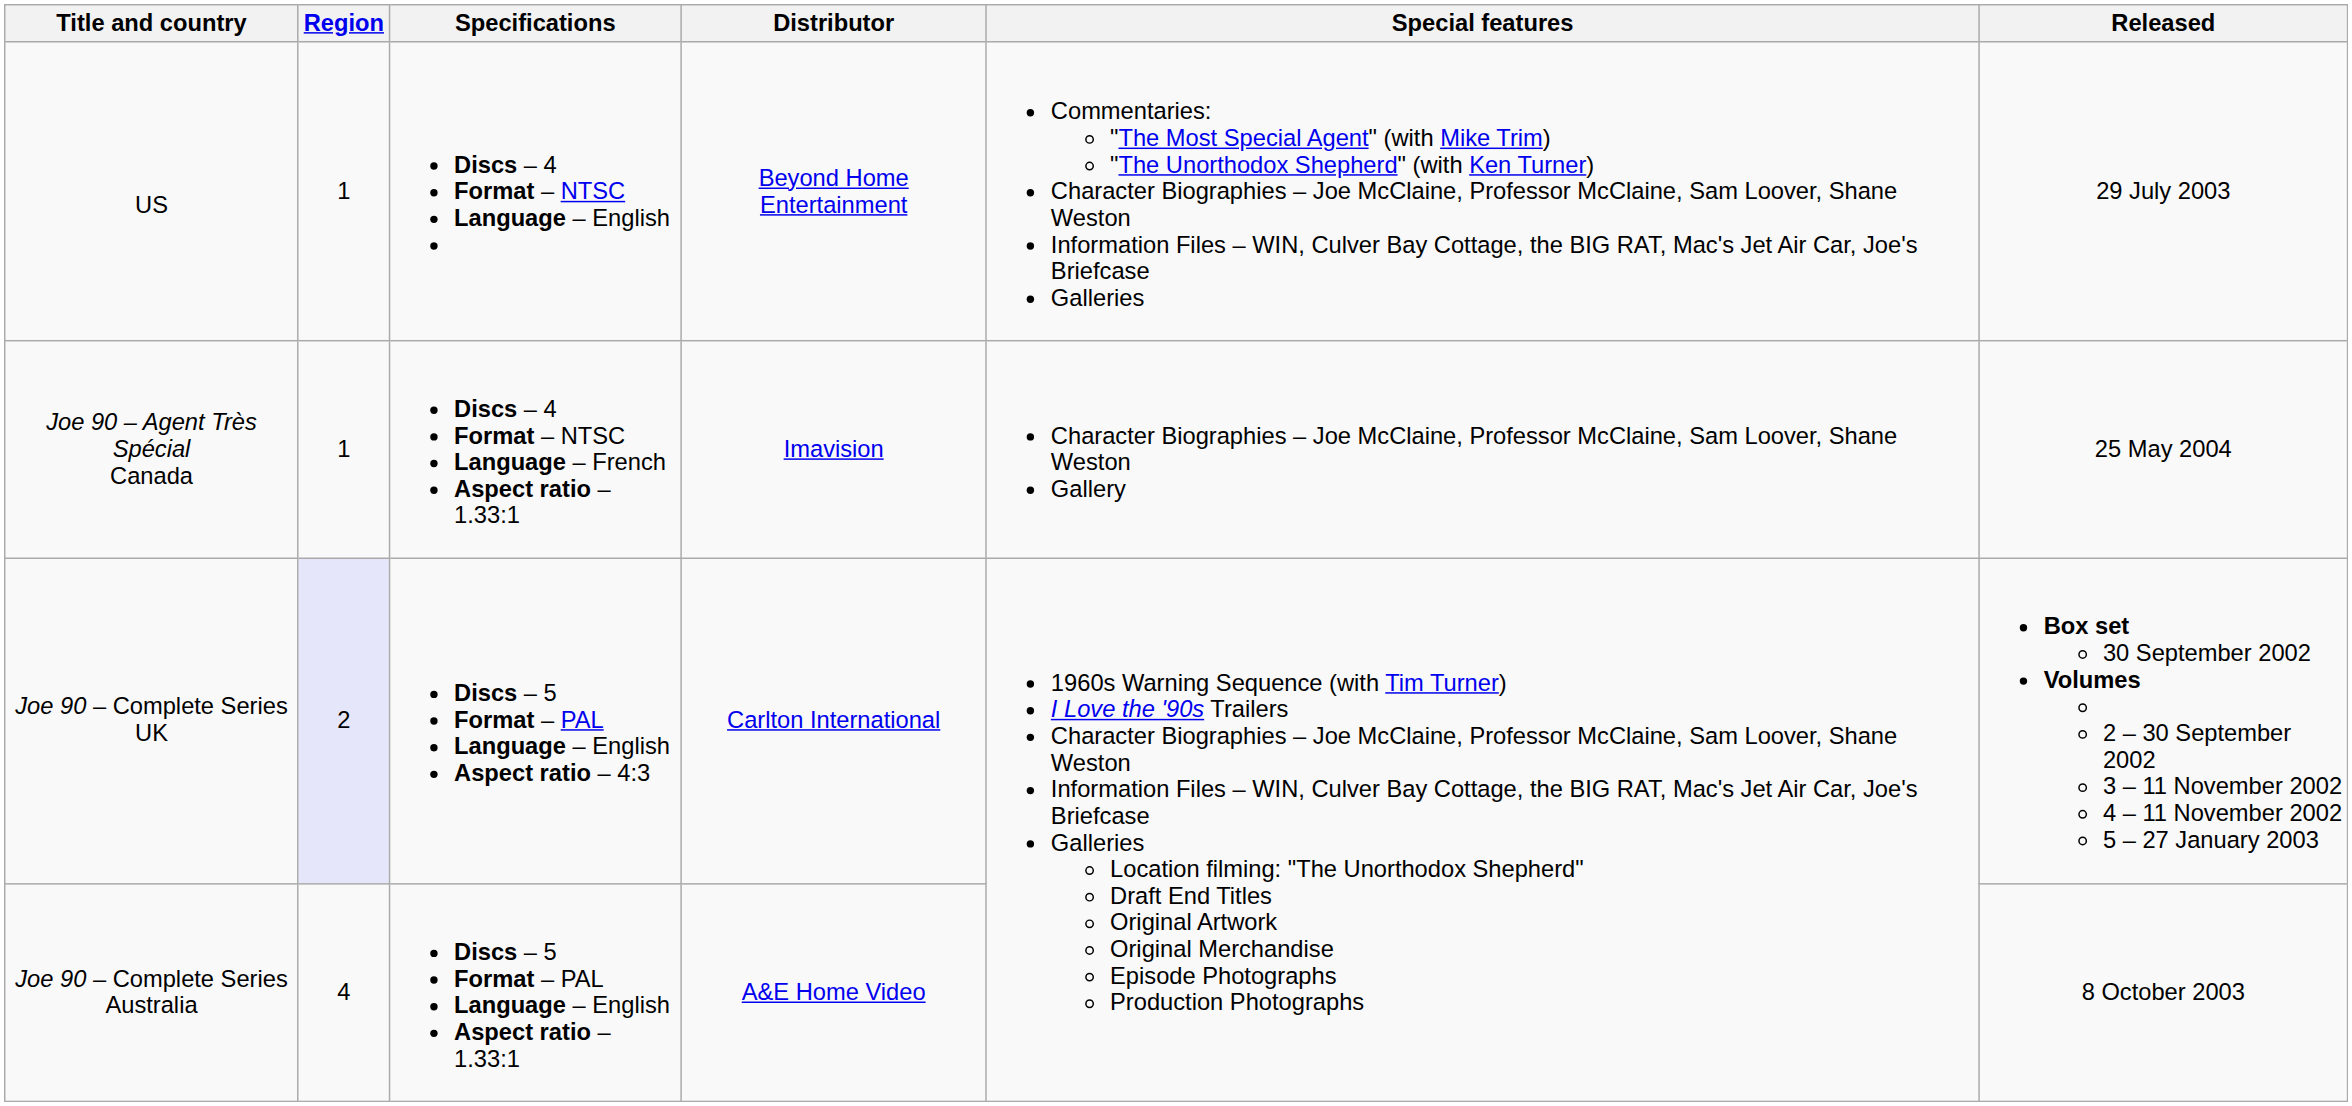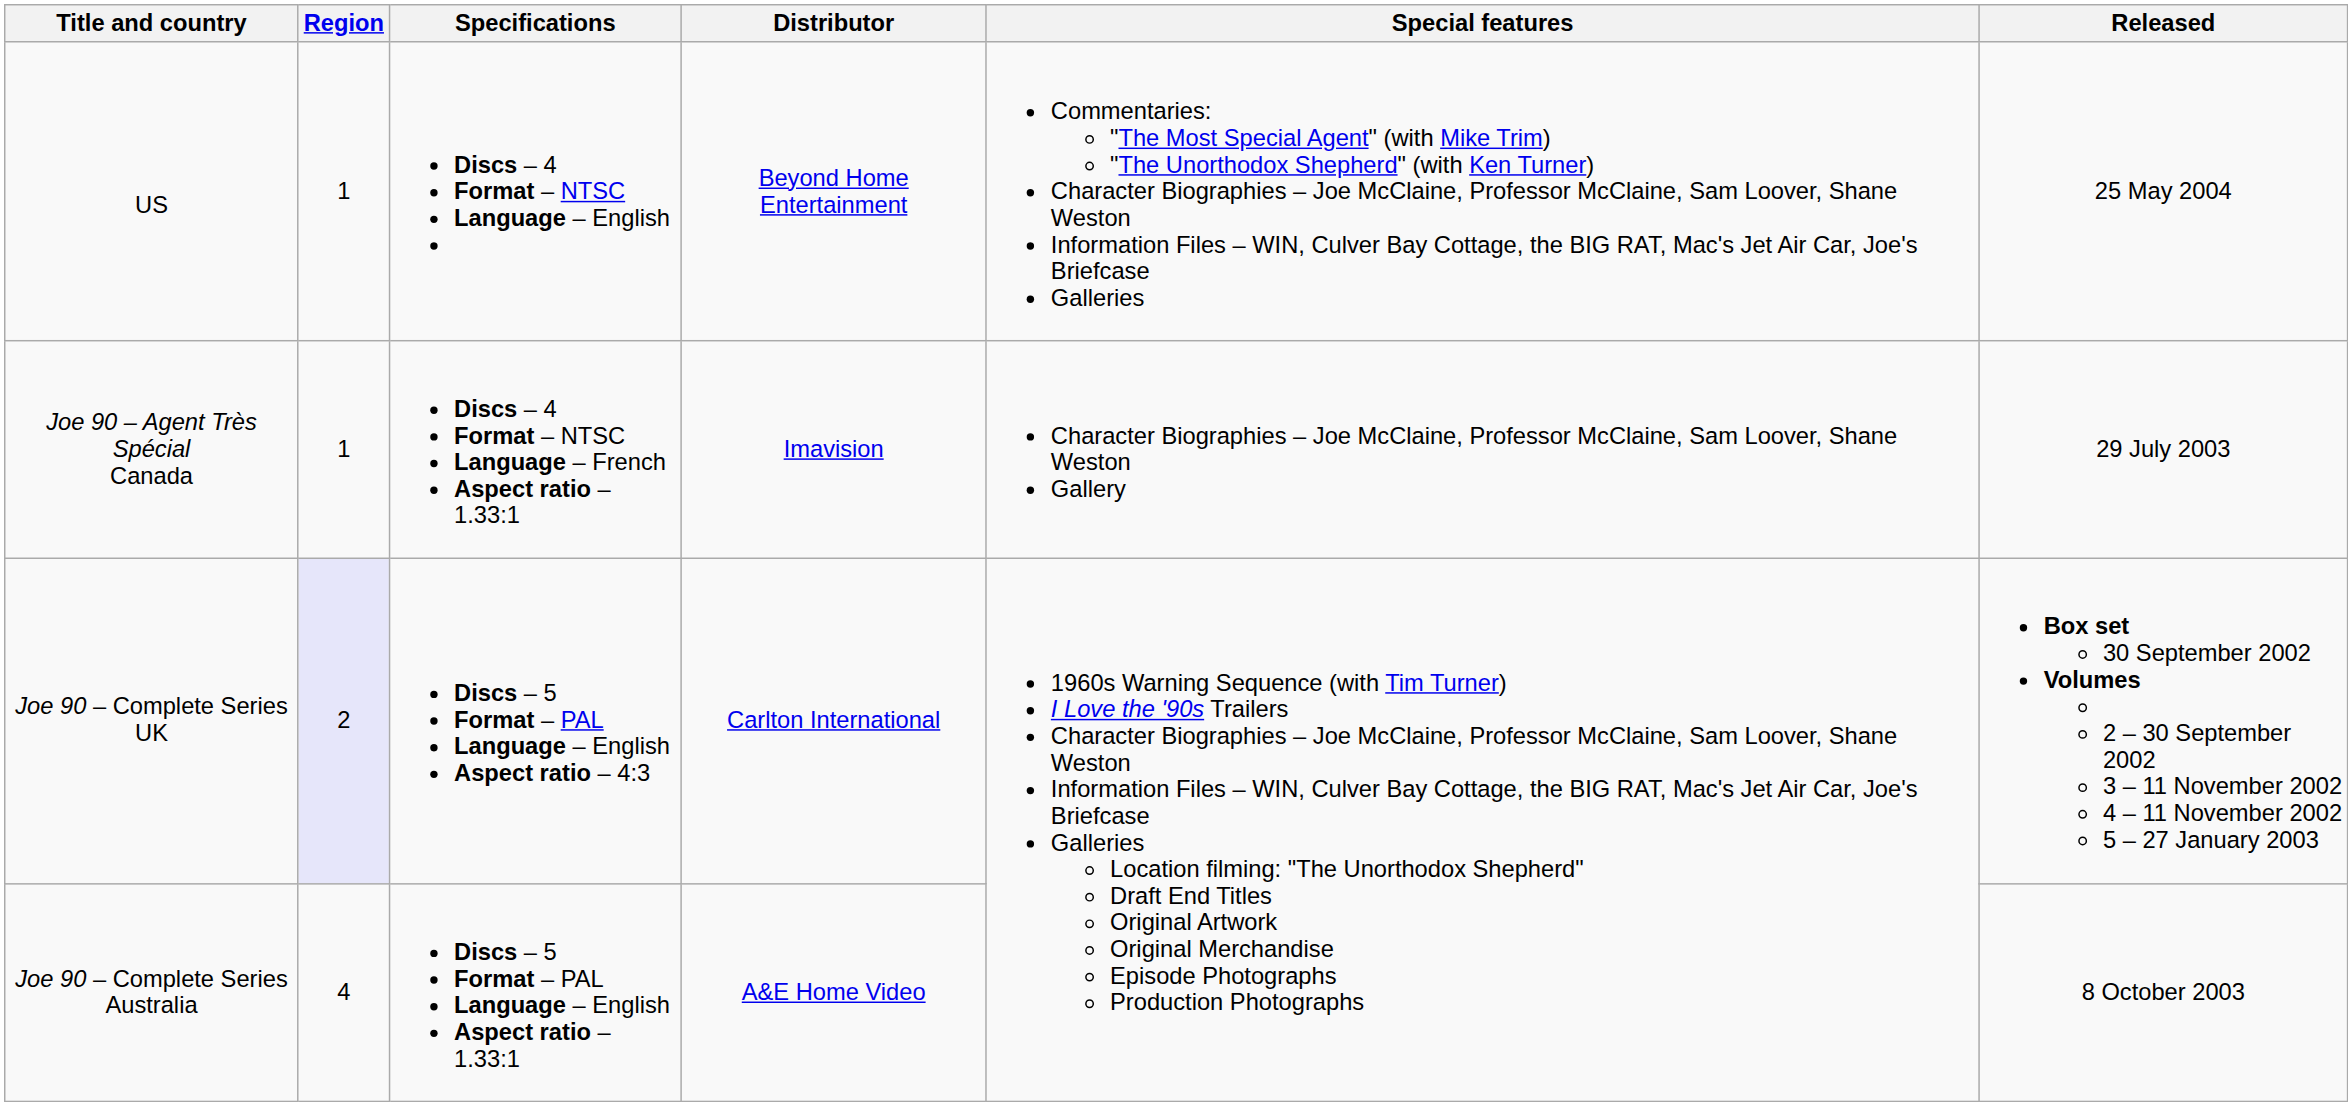(2163, 191) 29 July 2003 -> (2163, 191) 25 May 2004
(2163, 449) 25 May 2004 -> (2163, 449) 29 July 2003
